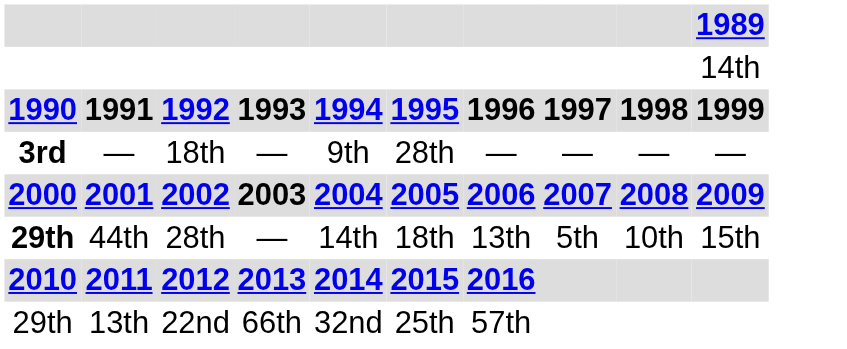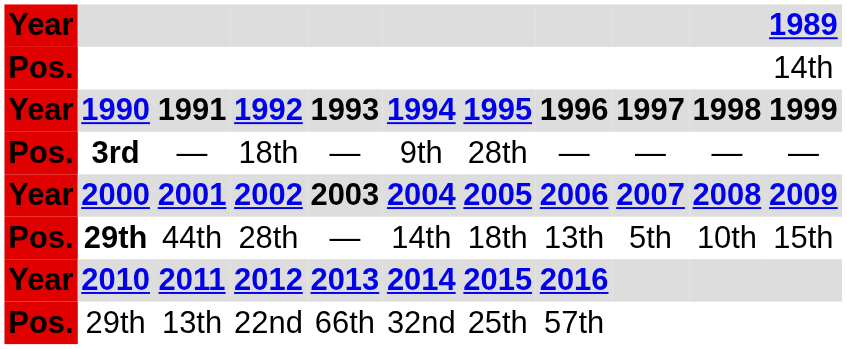+ column: (41, 25)
